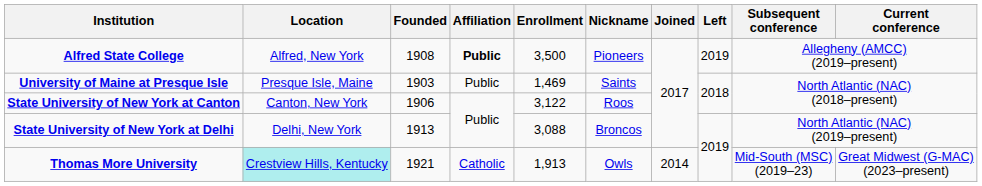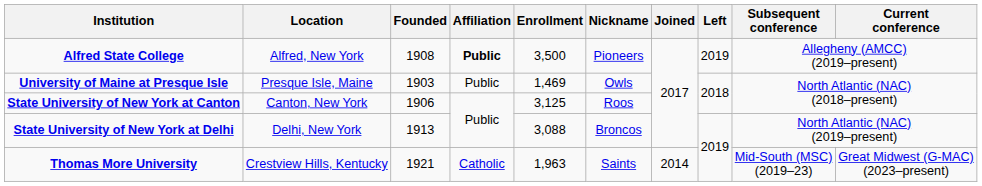(619, 83) Saints -> (619, 83) Owls
(550, 103) 3,122 -> (550, 103) 3,125
(317, 164) paleturquoise background -> (317, 164) no background
(550, 164) 1,913 -> (550, 164) 1,963
(619, 164) Owls -> (619, 164) Saints
